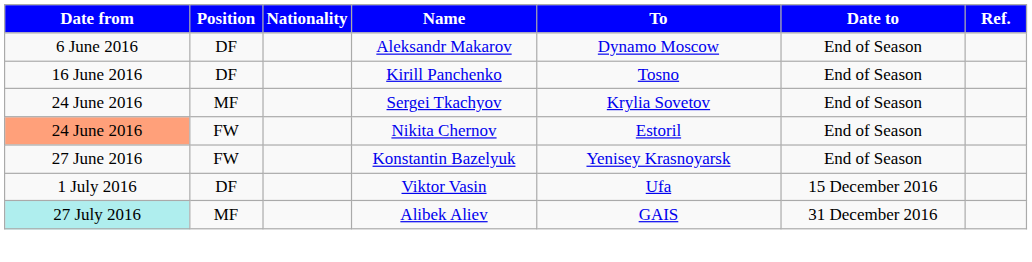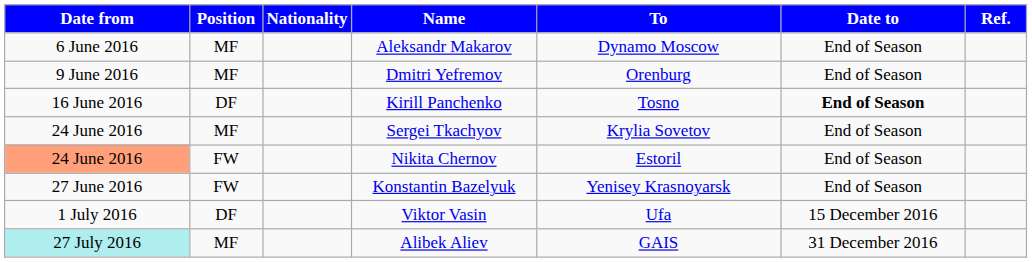(226, 46) DF -> (226, 46) MF
+ row: (444, 74)
(873, 74) normal -> (873, 102) bold
